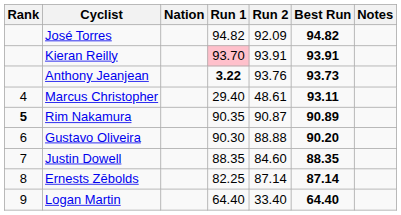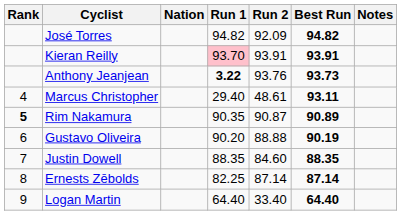(228, 138) 90.30 -> (228, 138) 90.20
(323, 138) 90.20 -> (323, 138) 90.19
